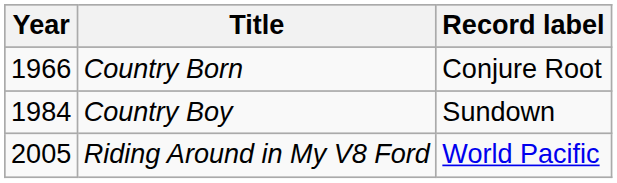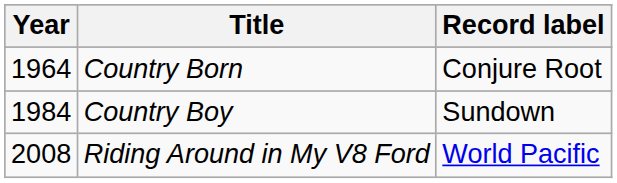(41, 68) 1966 -> (41, 68) 1964
(41, 154) 2005 -> (41, 154) 2008
